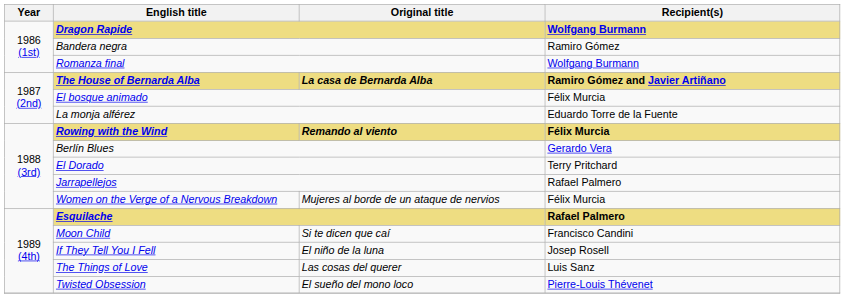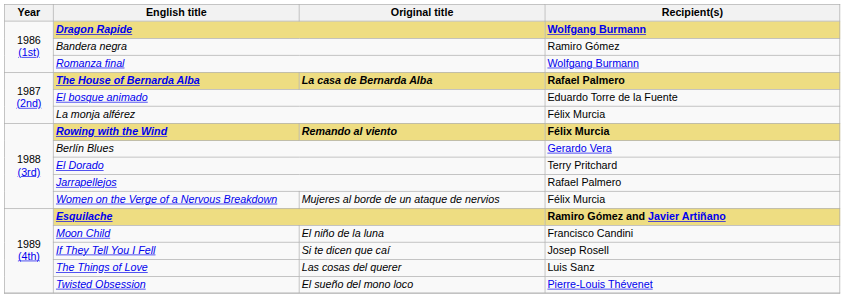(637, 81) Ramiro Gómez and Javier Artiñano -> (586, 81) Rafael Palmero
(576, 98) Félix Murcia -> (613, 98) Eduardo Torre de la Fuente
(613, 115) Eduardo Torre de la Fuente -> (576, 115) Félix Murcia
(586, 217) Rafael Palmero -> (637, 217) Ramiro Gómez and Javier Artiñano
(346, 234) Si te dicen que caí -> (343, 234) El niño de la luna
(343, 251) El niño de la luna -> (346, 251) Si te dicen que caí
